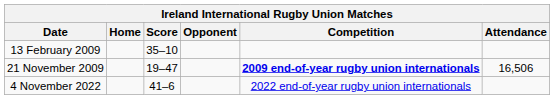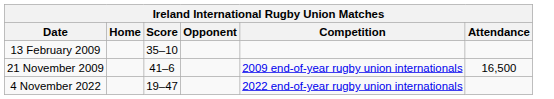(162, 68) 19–47 -> (162, 68) 41–6
(361, 68) bold -> (352, 68) normal
(516, 68) 16,506 -> (499, 68) 16,500
(162, 86) 41–6 -> (162, 86) 19–47
